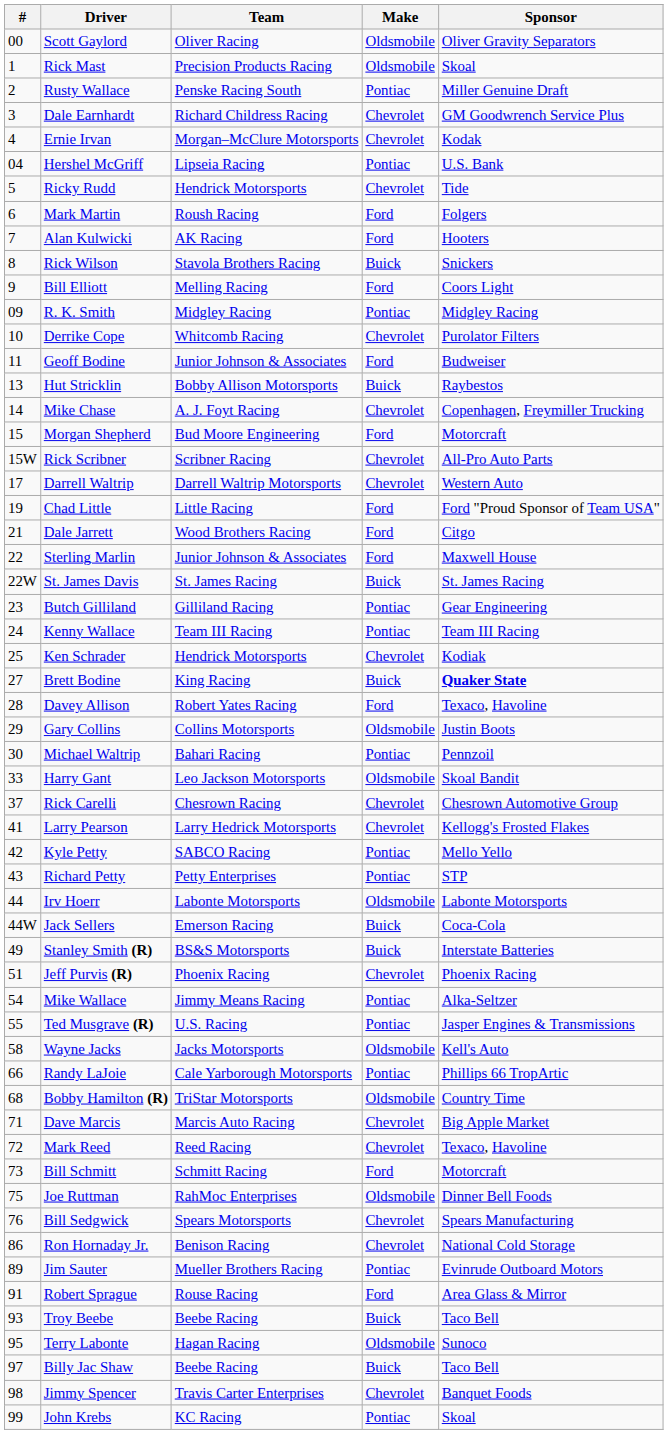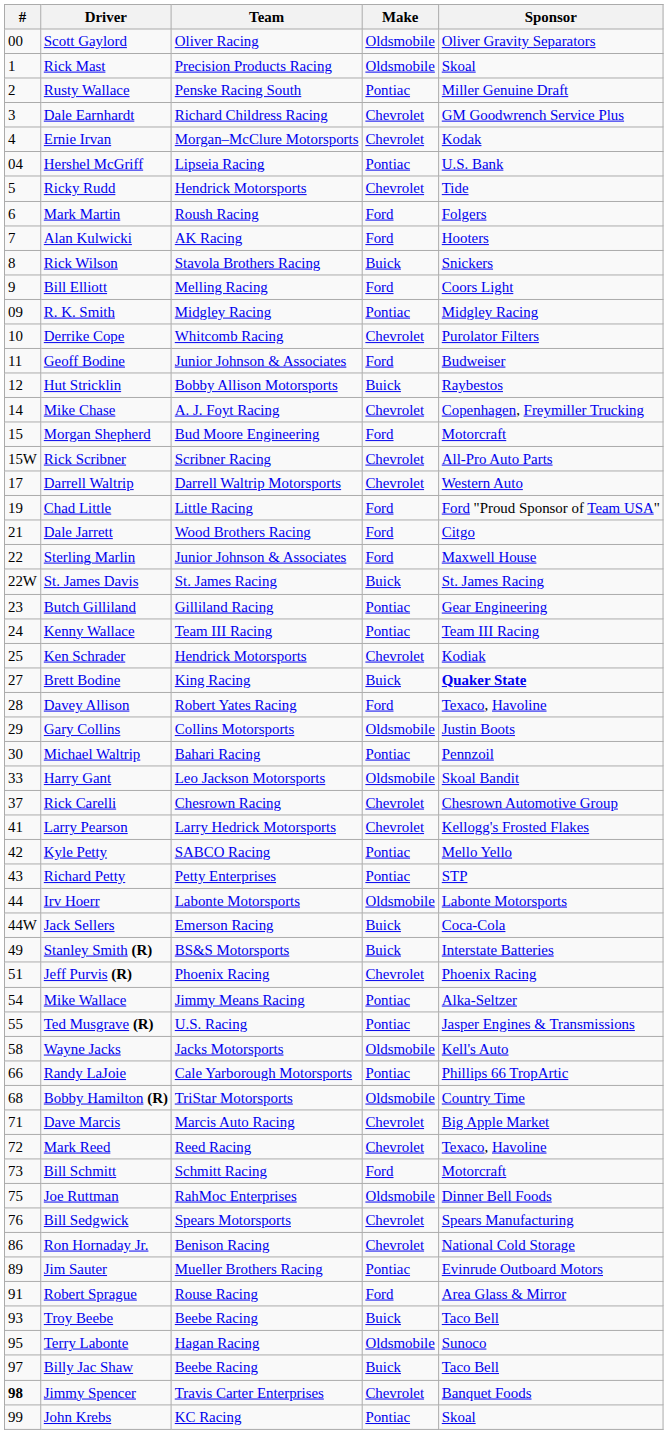(15, 385) 13 -> (15, 385) 12
(15, 1392) normal -> (15, 1392) bold
